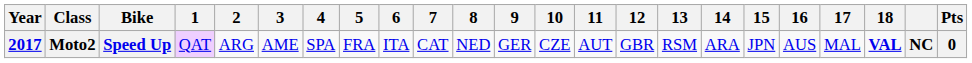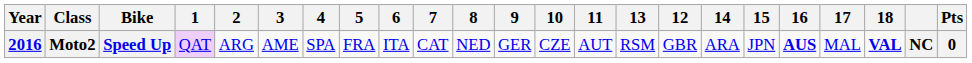columns swapped: (637, 17) <-> (679, 17)
(25, 44) 2017 -> (25, 44) 2016
(800, 44) normal -> (800, 44) bold
